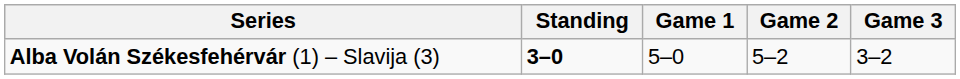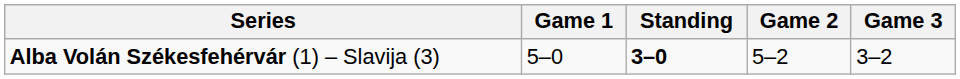columns swapped: (582, 21) <-> (695, 21)
